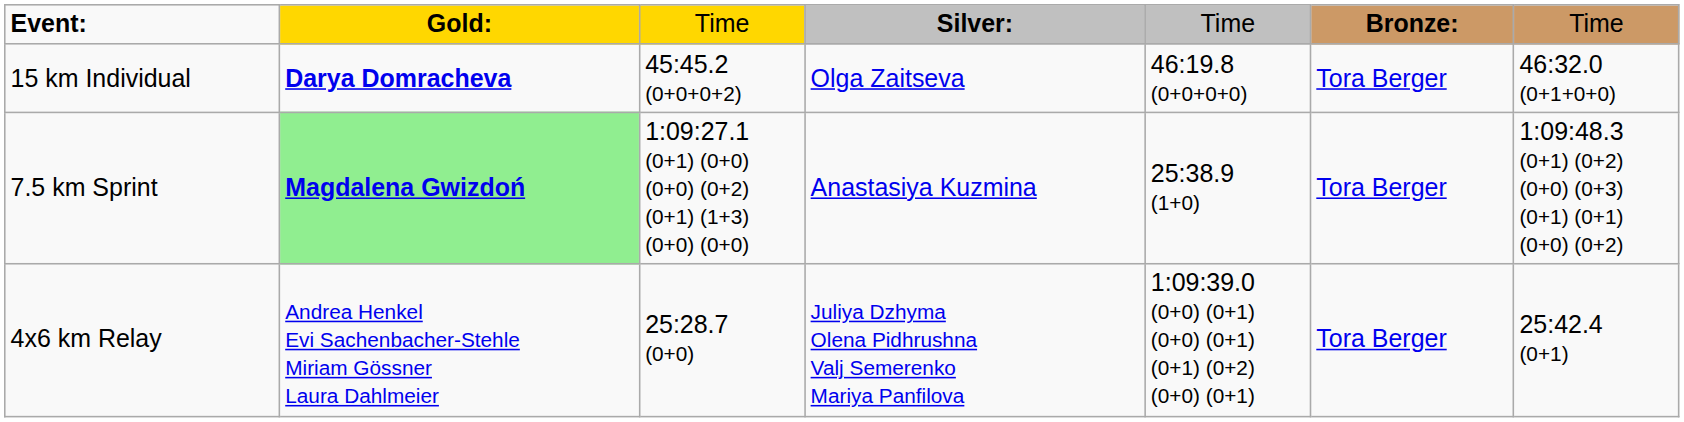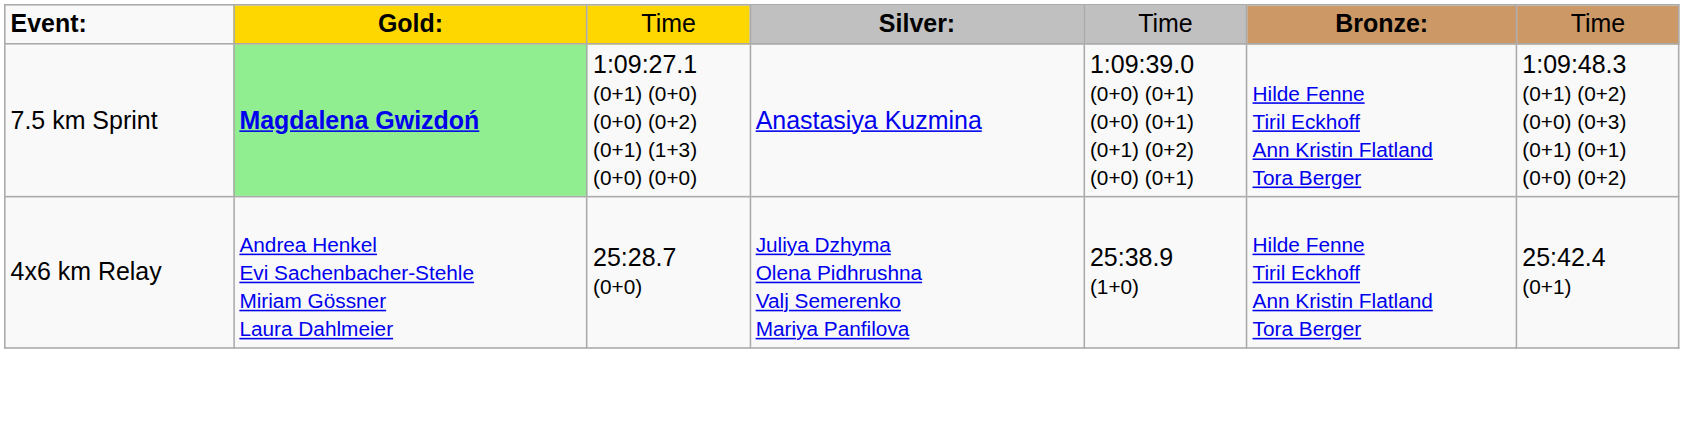- row: (101, 77)
(1192, 187) 25:38.9 (1+0) -> (1142, 120) 1:09:39.0 (0+0) (0+1) (0+0) (0+1) (0+1) (0+2) (0+0) (0+1)
(1382, 187) Tora Berger -> (1343, 135) Hilde Fenne Tiril Eckhoff Ann Kristin Flatland Tora Berger
(1203, 339) 1:09:39.0 (0+0) (0+1) (0+0) (0+1) (0+1) (0+2) (0+0) (0+1) -> (1132, 271) 25:38.9 (1+0)
(1382, 339) Tora Berger -> (1343, 287) Hilde Fenne Tiril Eckhoff Ann Kristin Flatland Tora Berger
